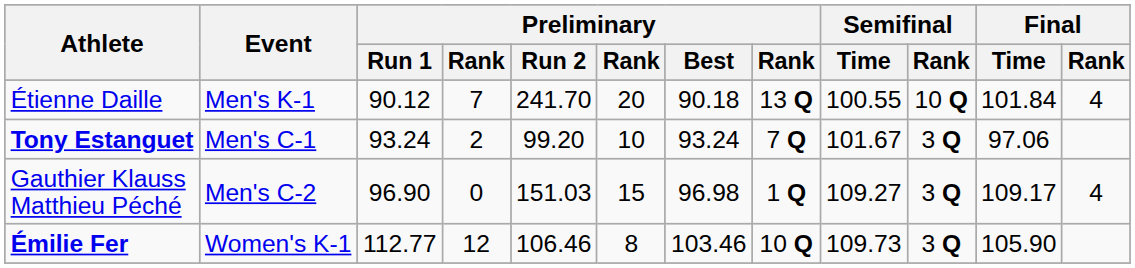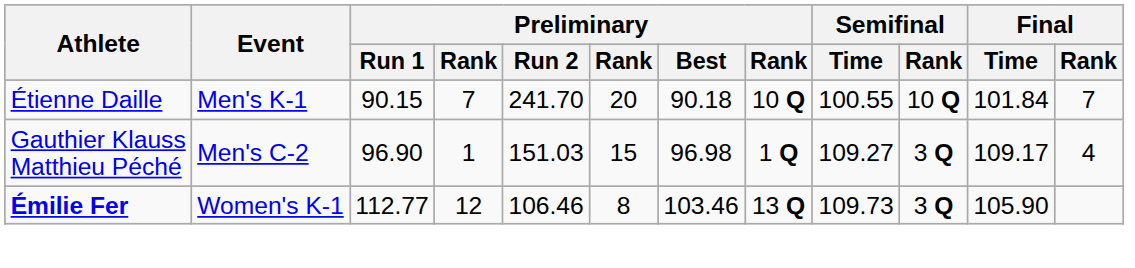(400, 100) 90.12 -> (392, 100) 90.15
(786, 100) 13 Q -> (779, 100) 10 Q
(1096, 100) 4 -> (1089, 100) 7
- row: (102, 139)
(476, 192) 0 -> (469, 153) 1
(786, 244) 10 Q -> (779, 205) 13 Q
